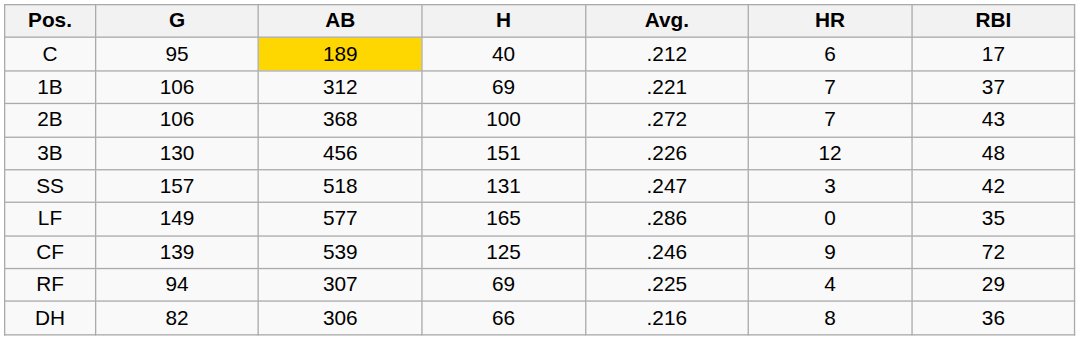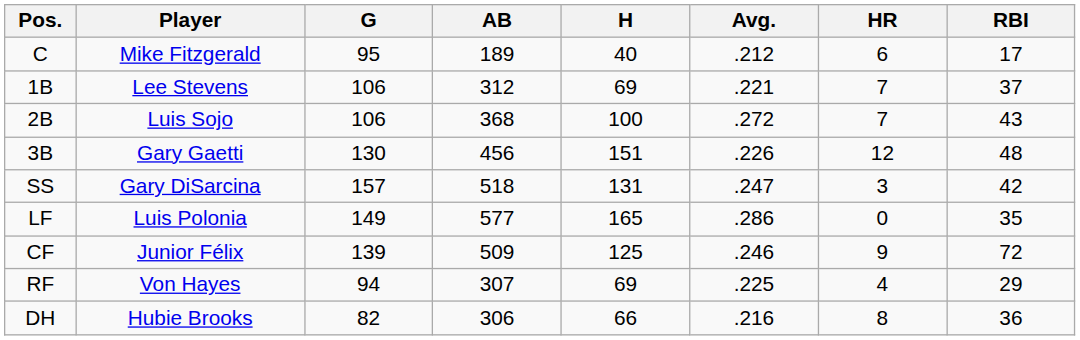+ column: (190, 20)
(340, 53) gold background -> (497, 53) no background
(340, 251) 539 -> (497, 251) 509
